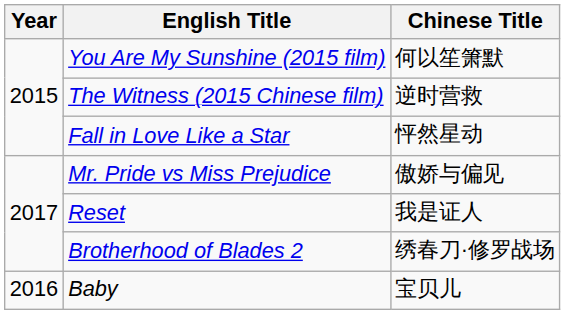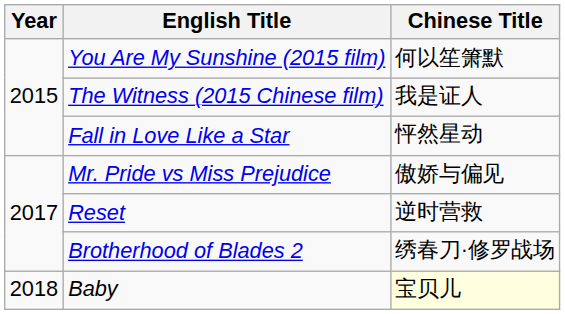(439, 96) 逆时营救 -> (439, 96) 我是证人
(439, 211) 我是证人 -> (439, 211) 逆时营救
(34, 289) 2016 -> (34, 289) 2018
(428, 289) no background -> (428, 289) lightyellow background
